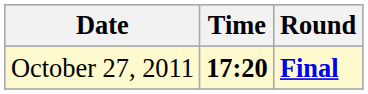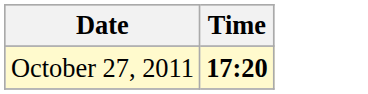- column: (318, 25)
